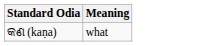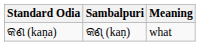+ column: (115, 13)
